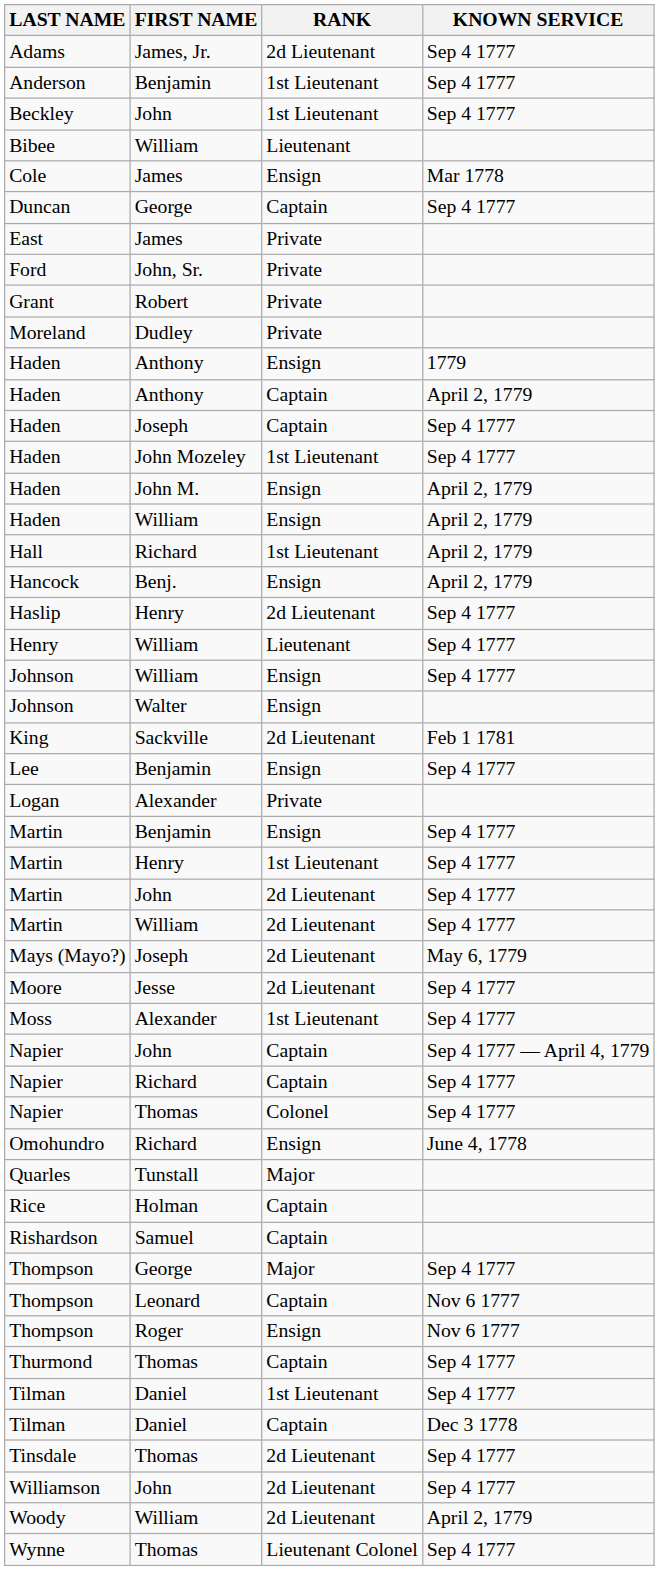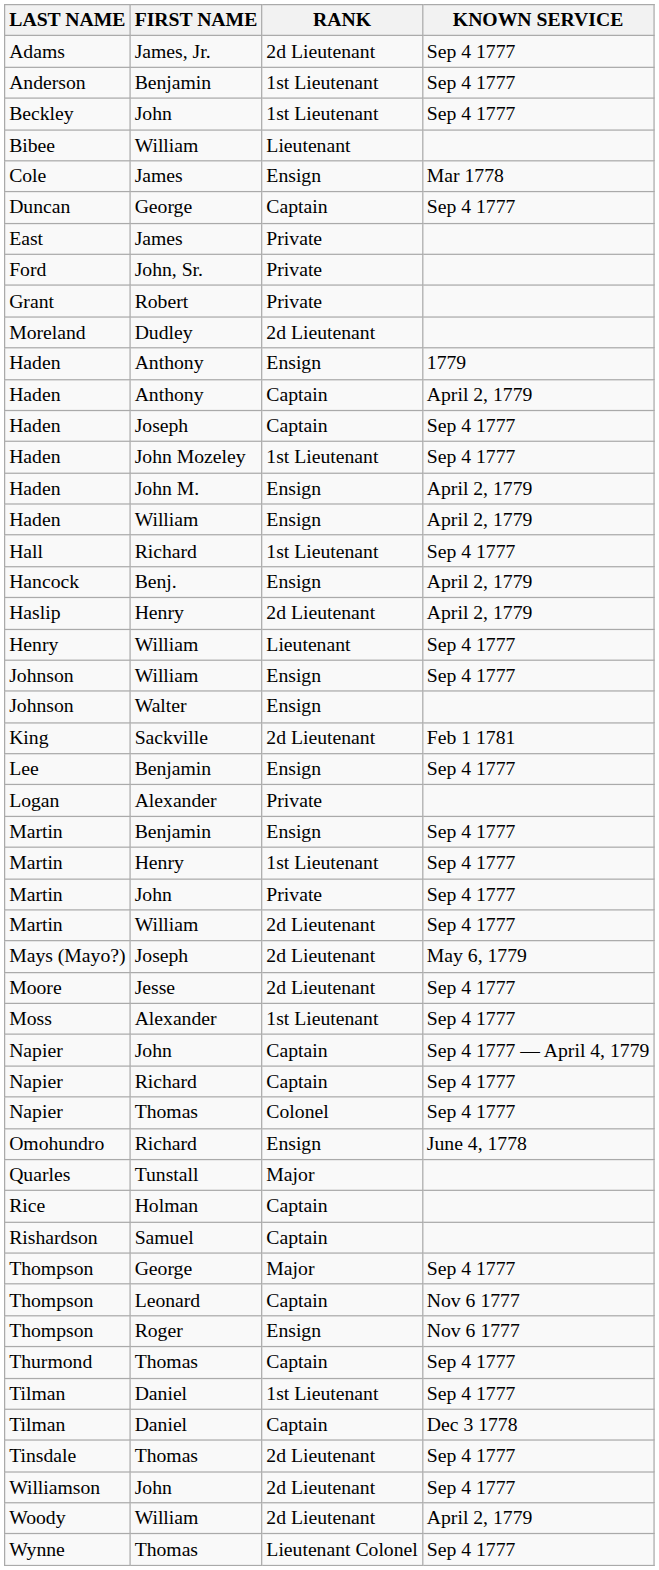(294, 332) Private -> (321, 332) 2d Lieutenant
(480, 550) April 2, 1779 -> (471, 550) Sep 4 1777
(471, 613) Sep 4 1777 -> (480, 613) April 2, 1779
(321, 894) 2d Lieutenant -> (294, 894) Private
